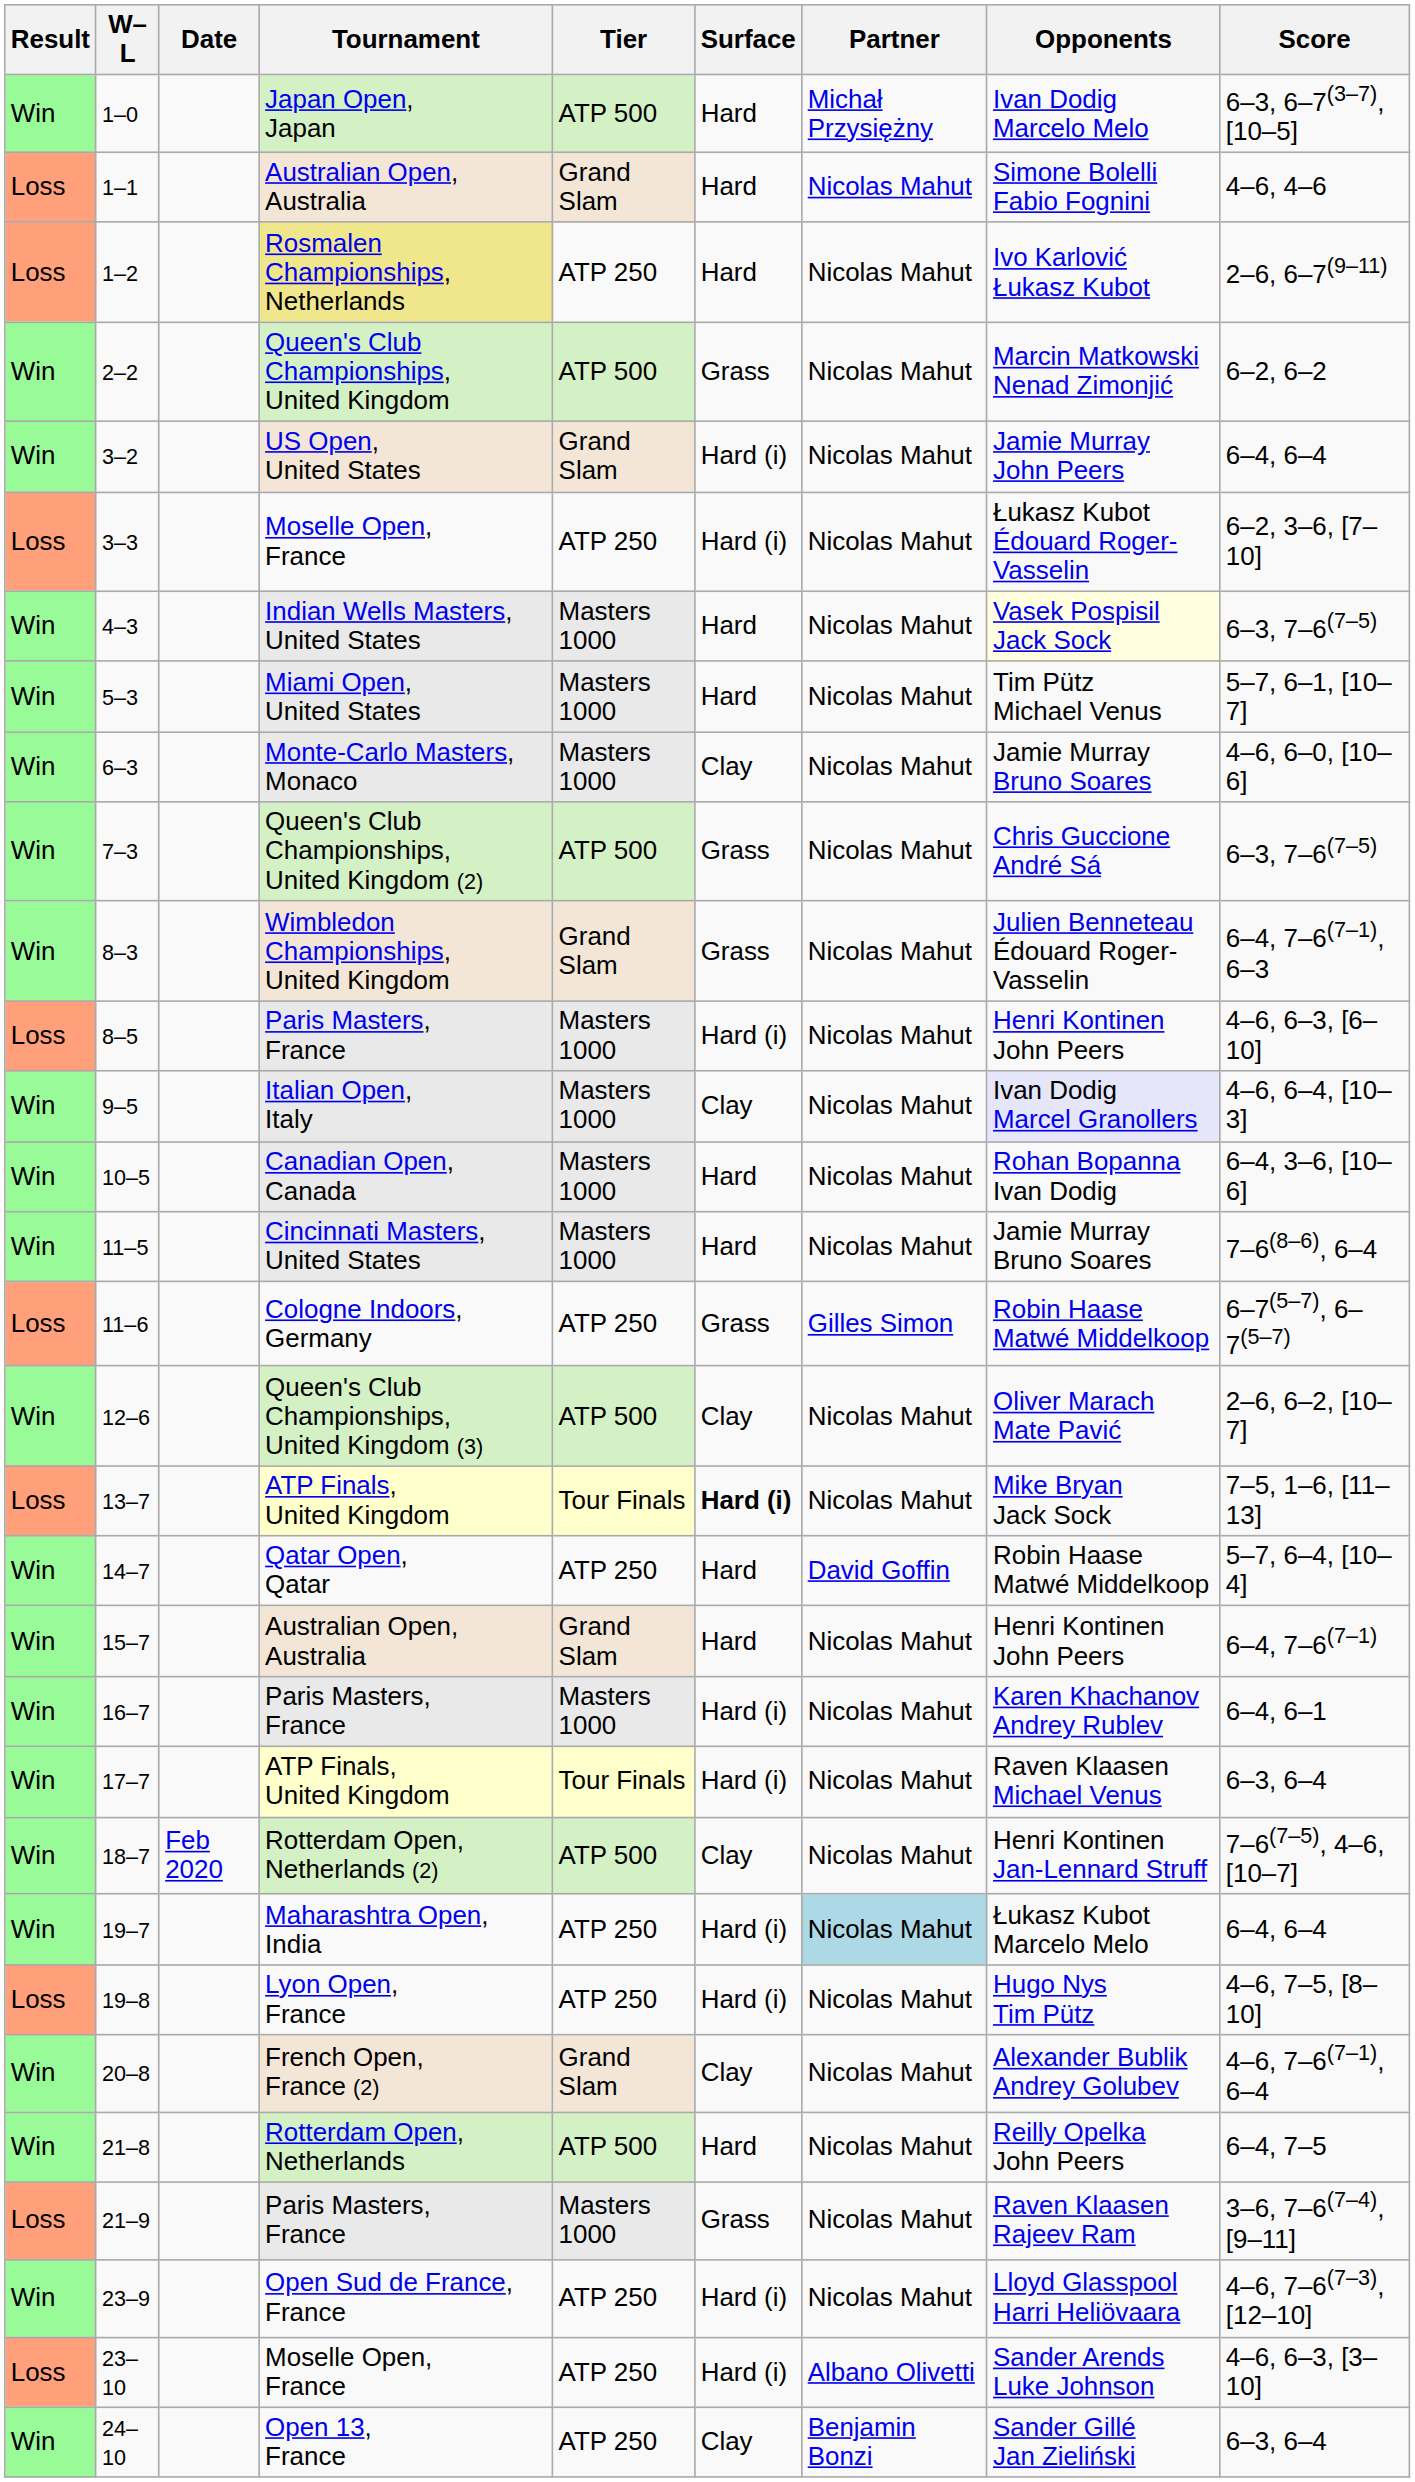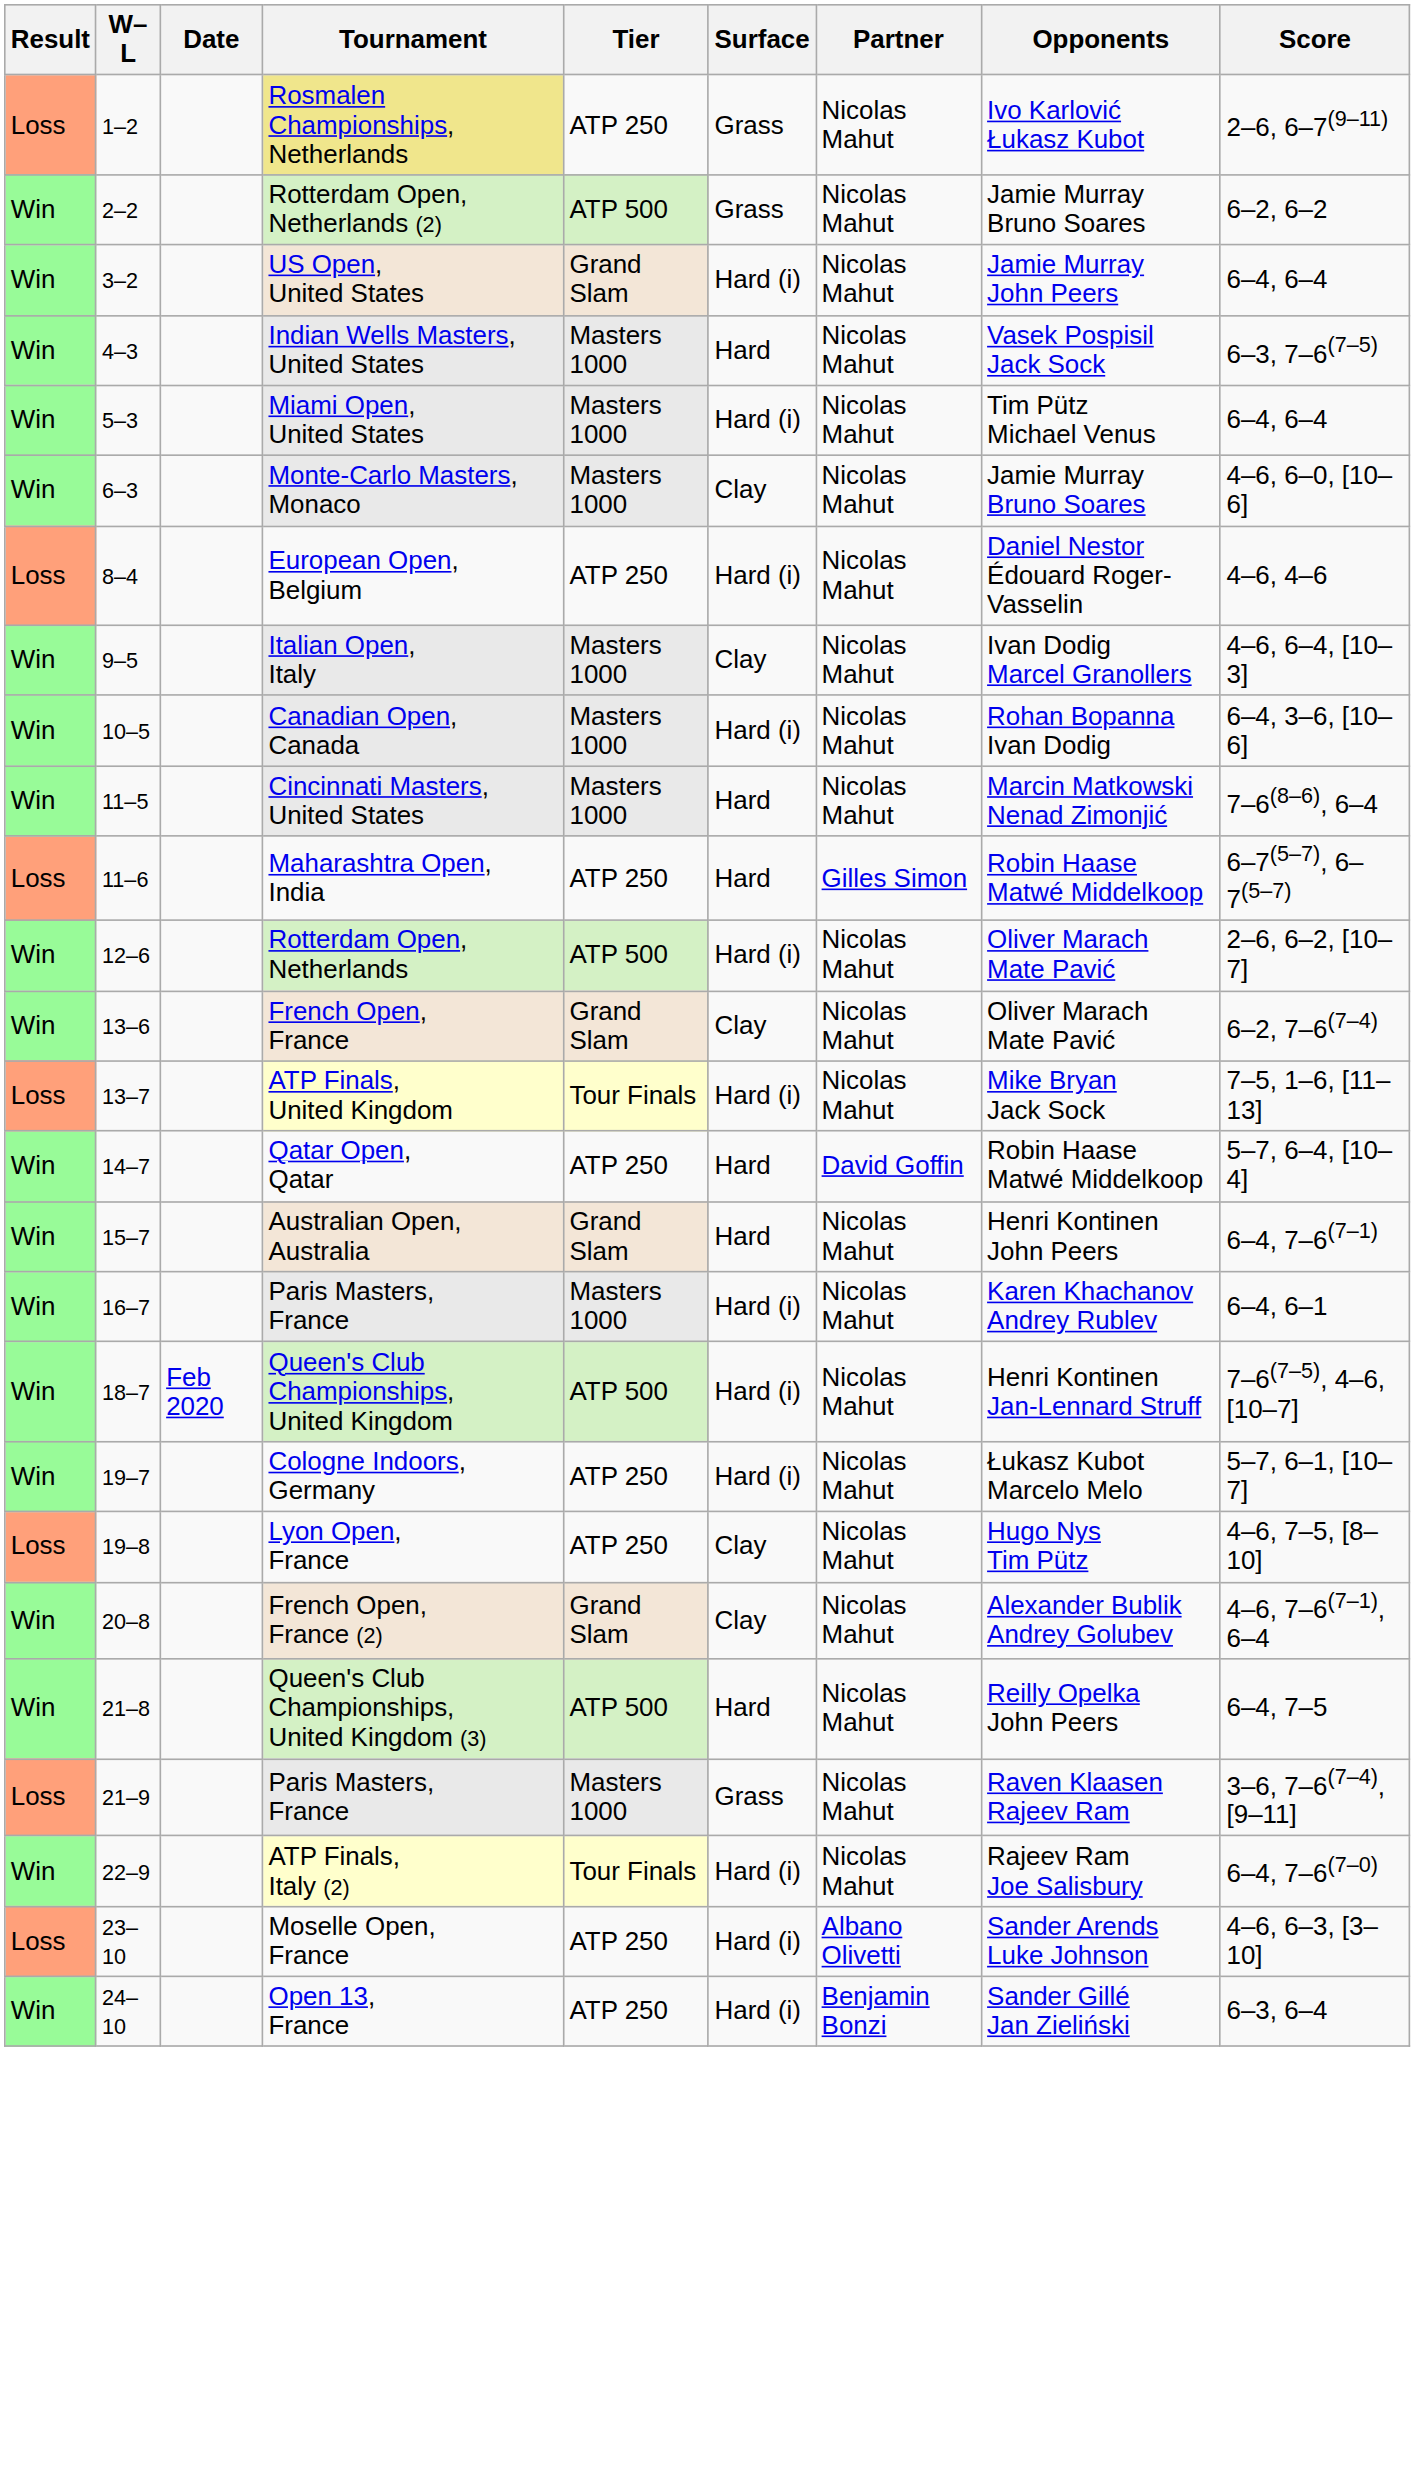- row: (120, 115)
- row: (120, 188)
(729, 272) Hard -> (749, 124) Grass
(358, 371) Queen's Club Championships, United Kingdom -> (368, 209) Rotterdam Open, Netherlands (2)
(1096, 371) Marcin Matkowski Nenad Zimonjić -> (1066, 209) Jamie Murray Bruno Soares
- row: (120, 542)
(1076, 625) lightyellow background -> (1070, 349) no background
(729, 696) Hard -> (758, 420) Hard (i)
(1309, 696) 5–7, 6–1, [10–7] -> (1277, 420) 6–4, 6–4
- row: (120, 853)
- row: (120, 952)
+ row: (120, 576)
- row: (120, 1037)
(1095, 1105) lavender background -> (1089, 660) no background
(729, 1176) Hard -> (758, 730) Hard (i)
(1072, 1246) Jamie Murray Bruno Soares -> (1090, 800) Marcin Matkowski Nenad Zimonjić
(364, 1323) Cologne Indoors, Germany -> (380, 877) Maharashtra Open, India
(735, 1323) Grass -> (743, 877) Hard
(374, 1415) Queen's Club Championships, United Kingdom (3) -> (368, 955) Rotterdam Open, Netherlands
(727, 1415) Clay -> (758, 955) Hard (i)
+ row: (126, 1027)
(746, 1500) bold -> (758, 1095) normal
- row: (126, 1783)
(365, 1855) Rotterdam Open, Netherlands (2) -> (361, 1391) Queen's Club Championships, United Kingdom
(727, 1855) Clay -> (758, 1391) Hard (i)
(377, 1929) Maharashtra Open, India -> (367, 1476) Cologne Indoors, Germany
(890, 1929) lightblue background -> (864, 1476) no background
(1276, 1929) 6–4, 6–4 -> (1309, 1476) 5–7, 6–1, [10–7]
(744, 1999) Hard (i) -> (740, 1546) Clay
(365, 2146) Rotterdam Open, Netherlands -> (377, 1708) Queen's Club Championships, United Kingdom (3)
+ row: (126, 1872)
- row: (126, 2299)
(727, 2441) Clay -> (758, 2011) Hard (i)
